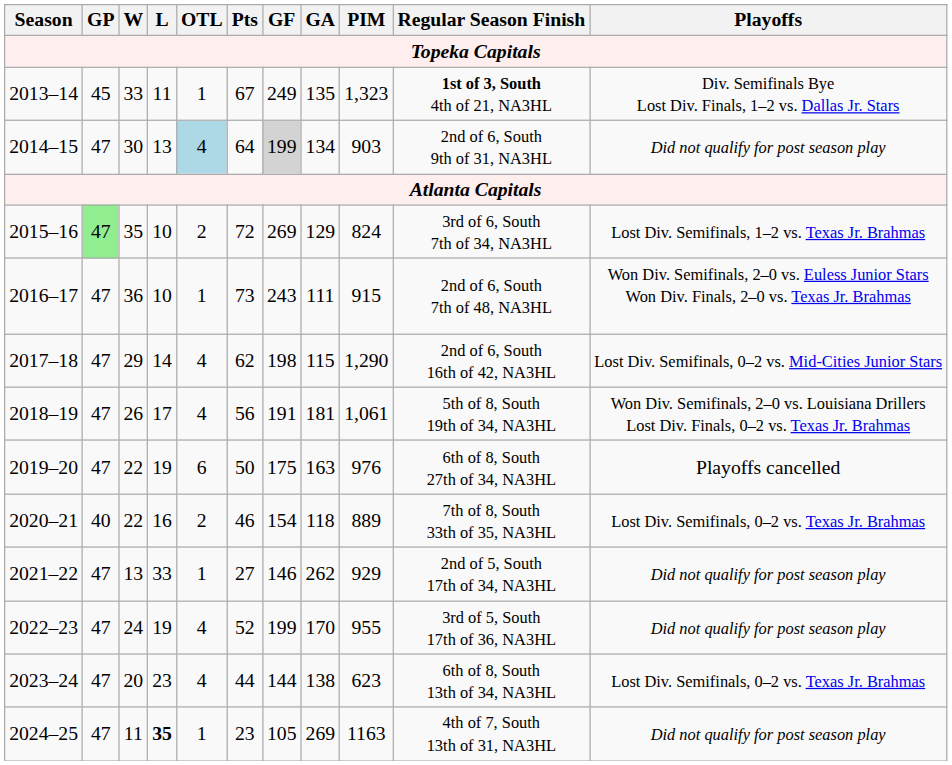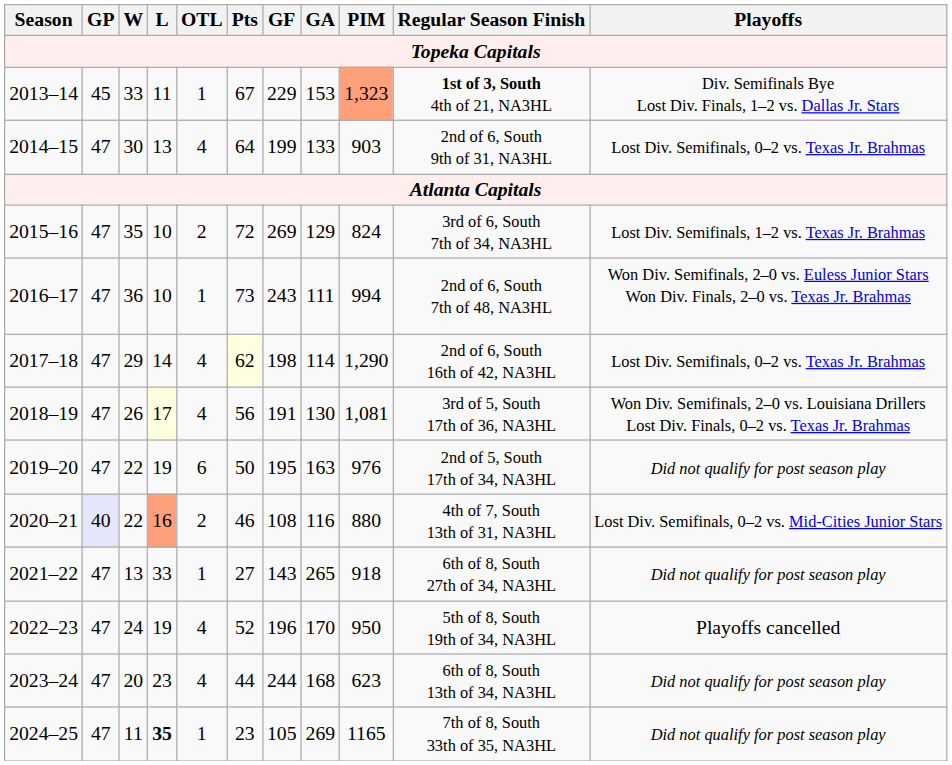(282, 93) 249 -> (282, 93) 229
(320, 93) 135 -> (320, 93) 153
(366, 93) no background -> (366, 93) lightsalmon background
(202, 146) lightblue background -> (202, 146) no background
(282, 146) lightgrey background -> (282, 146) no background
(320, 146) 134 -> (320, 146) 133
(768, 148) Did not qualify for post season play -> (768, 148) Lost Div. Semifinals, 0–2 vs. Texas Jr. Brahmas
(101, 231) lightgreen background -> (101, 231) no background
(366, 295) 915 -> (366, 295) 994
(245, 360) no background -> (245, 360) lightyellow background
(320, 360) 115 -> (320, 360) 114
(768, 361) Lost Div. Semifinals, 0–2 vs. Mid-Cities Junior Stars -> (768, 361) Lost Div. Semifinals, 0–2 vs. Texas Jr. Brahmas
(162, 413) no background -> (162, 413) lightyellow background
(320, 413) 181 -> (320, 413) 130
(366, 413) 1,061 -> (366, 413) 1,081
(491, 414) 5th of 8, South 19th of 34, NA3HL -> (491, 414) 3rd of 5, South 17th of 36, NA3HL
(282, 467) 175 -> (282, 467) 195
(491, 468) 6th of 8, South 27th of 34, NA3HL -> (491, 468) 2nd of 5, South 17th of 34, NA3HL
(768, 467) Playoffs cancelled -> (768, 468) Did not qualify for post season play
(101, 520) no background -> (101, 520) lavender background
(162, 520) no background -> (162, 520) lightsalmon background
(282, 520) 154 -> (282, 520) 108
(320, 520) 118 -> (320, 520) 116
(366, 520) 889 -> (366, 520) 880
(491, 521) 7th of 8, South 33th of 35, NA3HL -> (491, 521) 4th of 7, South 13th of 31, NA3HL
(768, 521) Lost Div. Semifinals, 0–2 vs. Texas Jr. Brahmas -> (768, 521) Lost Div. Semifinals, 0–2 vs. Mid-Cities Junior Stars
(282, 573) 146 -> (282, 573) 143
(320, 573) 262 -> (320, 573) 265
(366, 573) 929 -> (366, 573) 918
(491, 574) 2nd of 5, South 17th of 34, NA3HL -> (491, 574) 6th of 8, South 27th of 34, NA3HL
(282, 627) 199 -> (282, 627) 196
(366, 627) 955 -> (366, 627) 950
(491, 628) 3rd of 5, South 17th of 36, NA3HL -> (491, 628) 5th of 8, South 19th of 34, NA3HL
(768, 628) Did not qualify for post season play -> (768, 627) Playoffs cancelled
(282, 680) 144 -> (282, 680) 244
(320, 680) 138 -> (320, 680) 168
(768, 681) Lost Div. Semifinals, 0–2 vs. Texas Jr. Brahmas -> (768, 681) Did not qualify for post season play
(366, 733) 1163 -> (366, 733) 1165
(491, 735) 4th of 7, South 13th of 31, NA3HL -> (491, 735) 7th of 8, South 33th of 35, NA3HL
